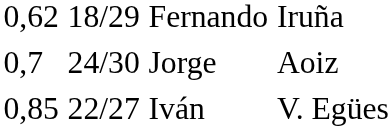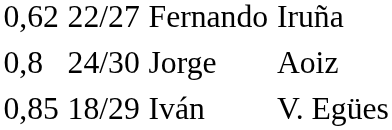(104, 16) 18/29 -> (104, 16) 22/27
(23, 62) 0,7 -> (23, 62) 0,8
(104, 108) 22/27 -> (104, 108) 18/29
